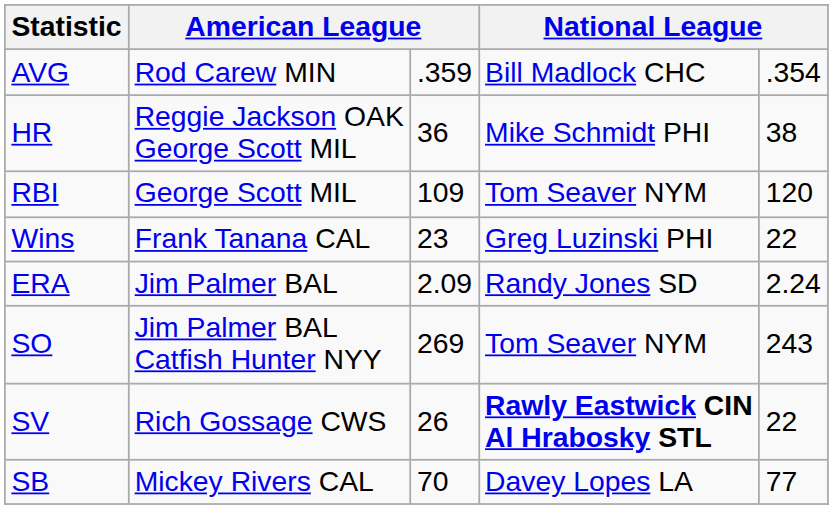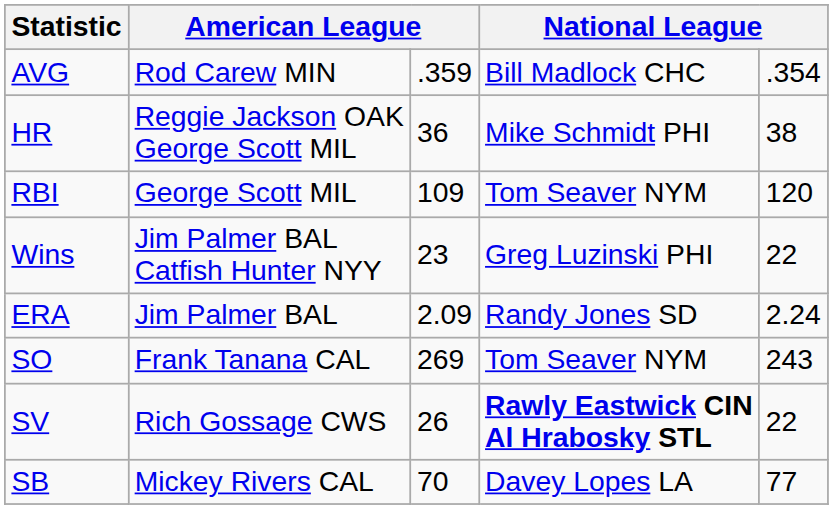(252, 238) Frank Tanana CAL -> (258, 254) Jim Palmer BAL Catfish Hunter NYY
(258, 344) Jim Palmer BAL Catfish Hunter NYY -> (252, 360) Frank Tanana CAL
